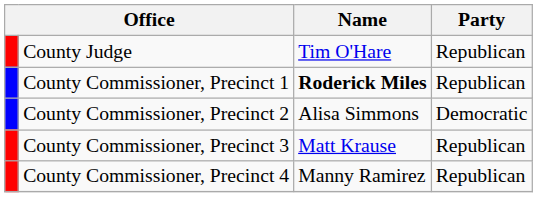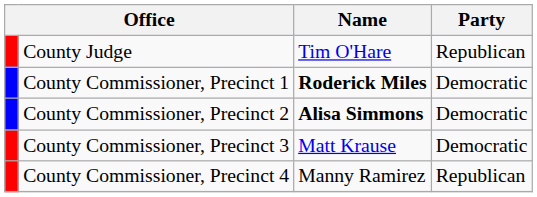(481, 82) Republican -> (482, 82) Democratic
(359, 113) normal -> (361, 113) bold
(481, 144) Republican -> (482, 144) Democratic
